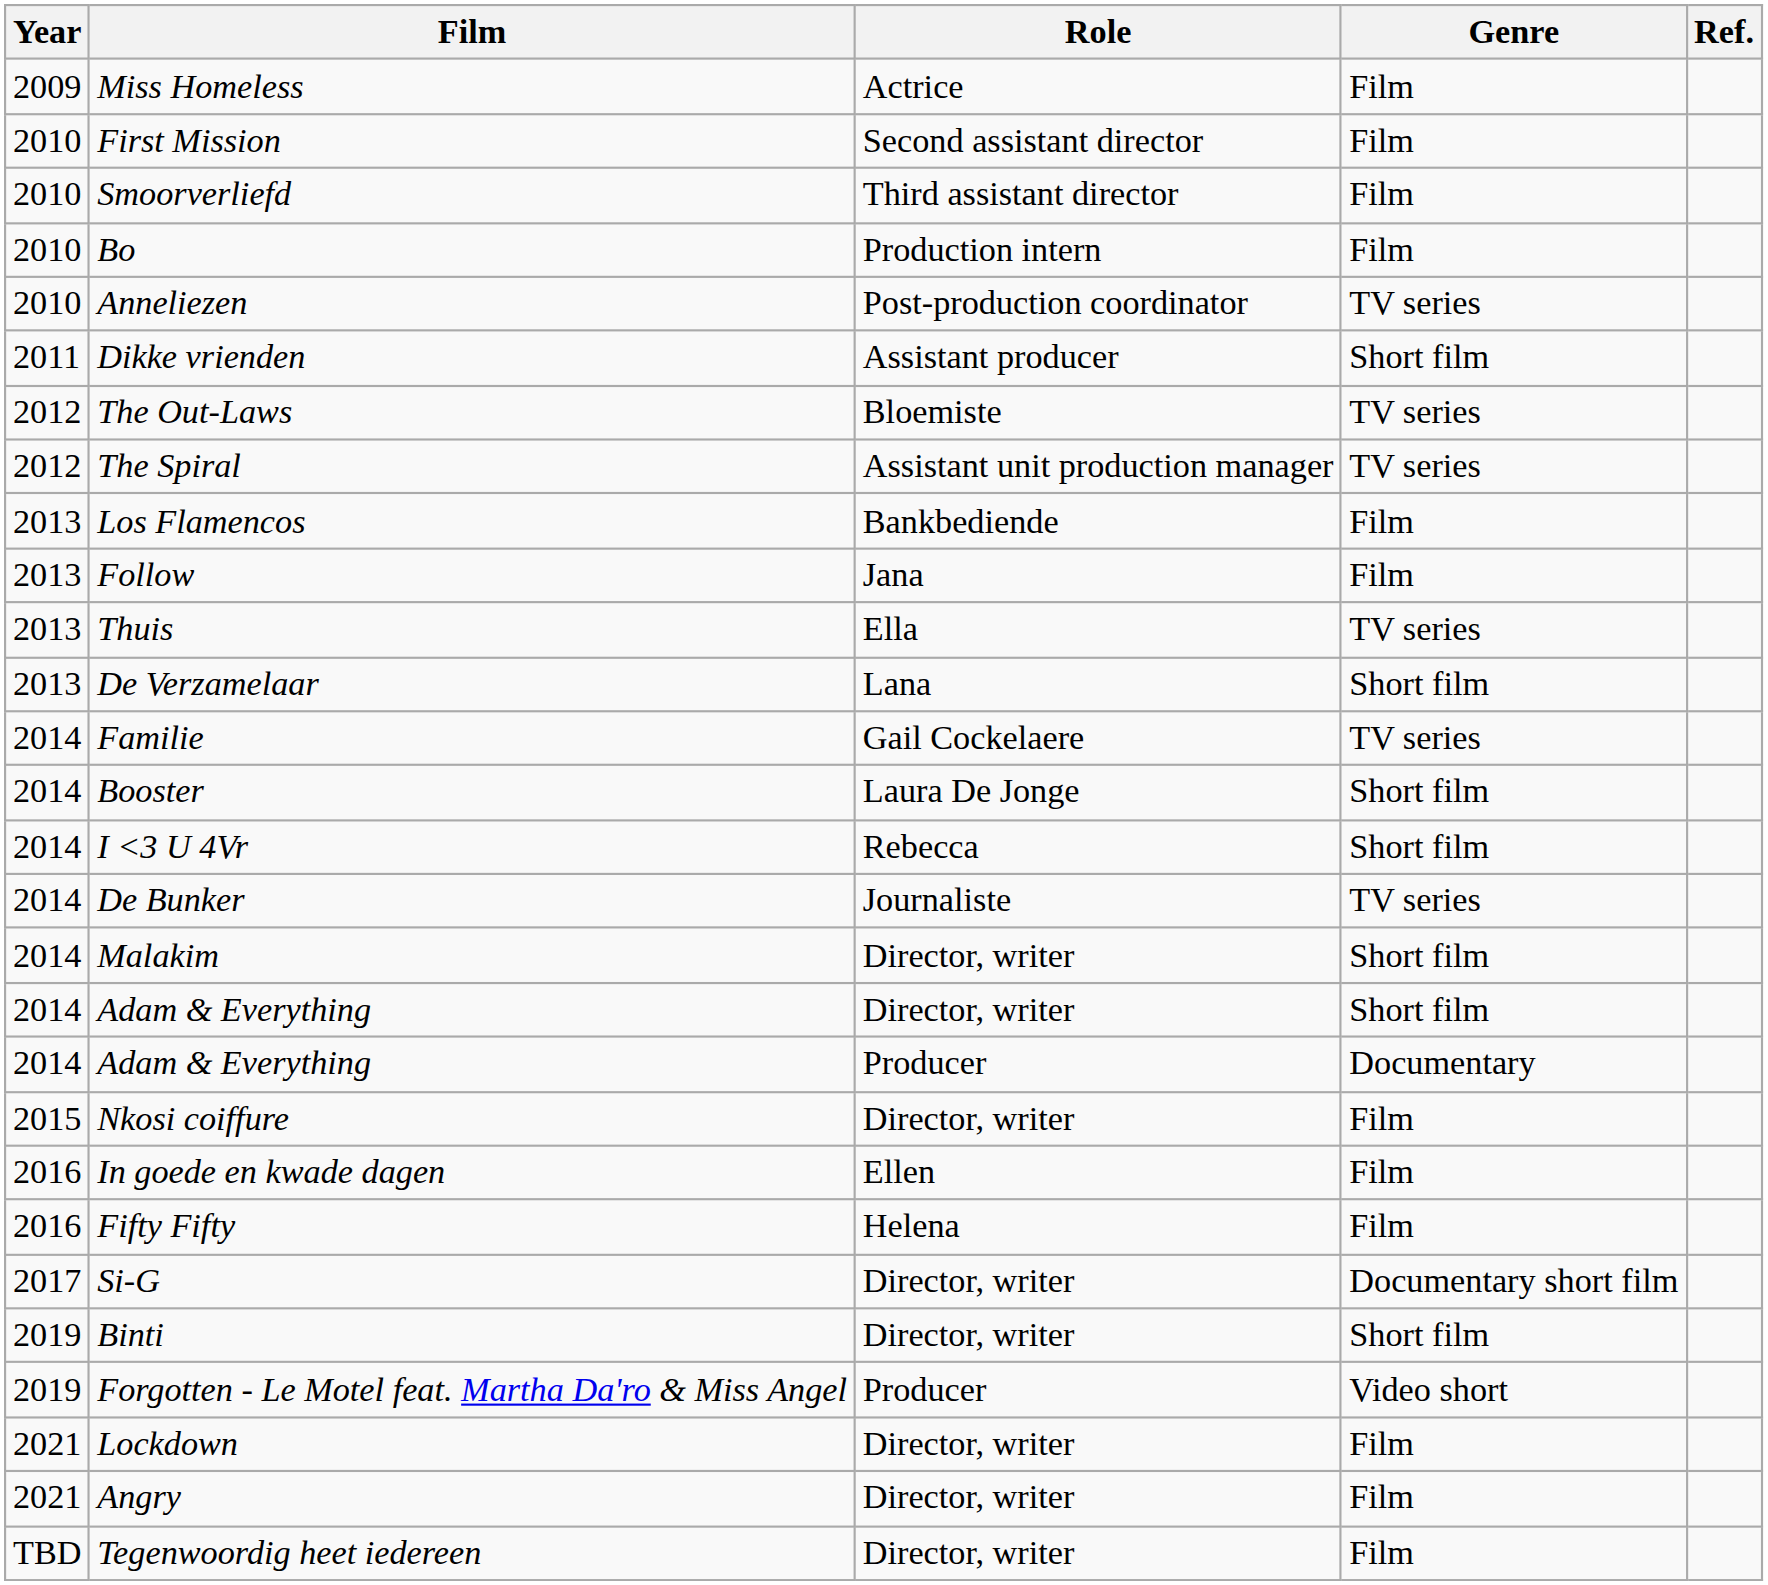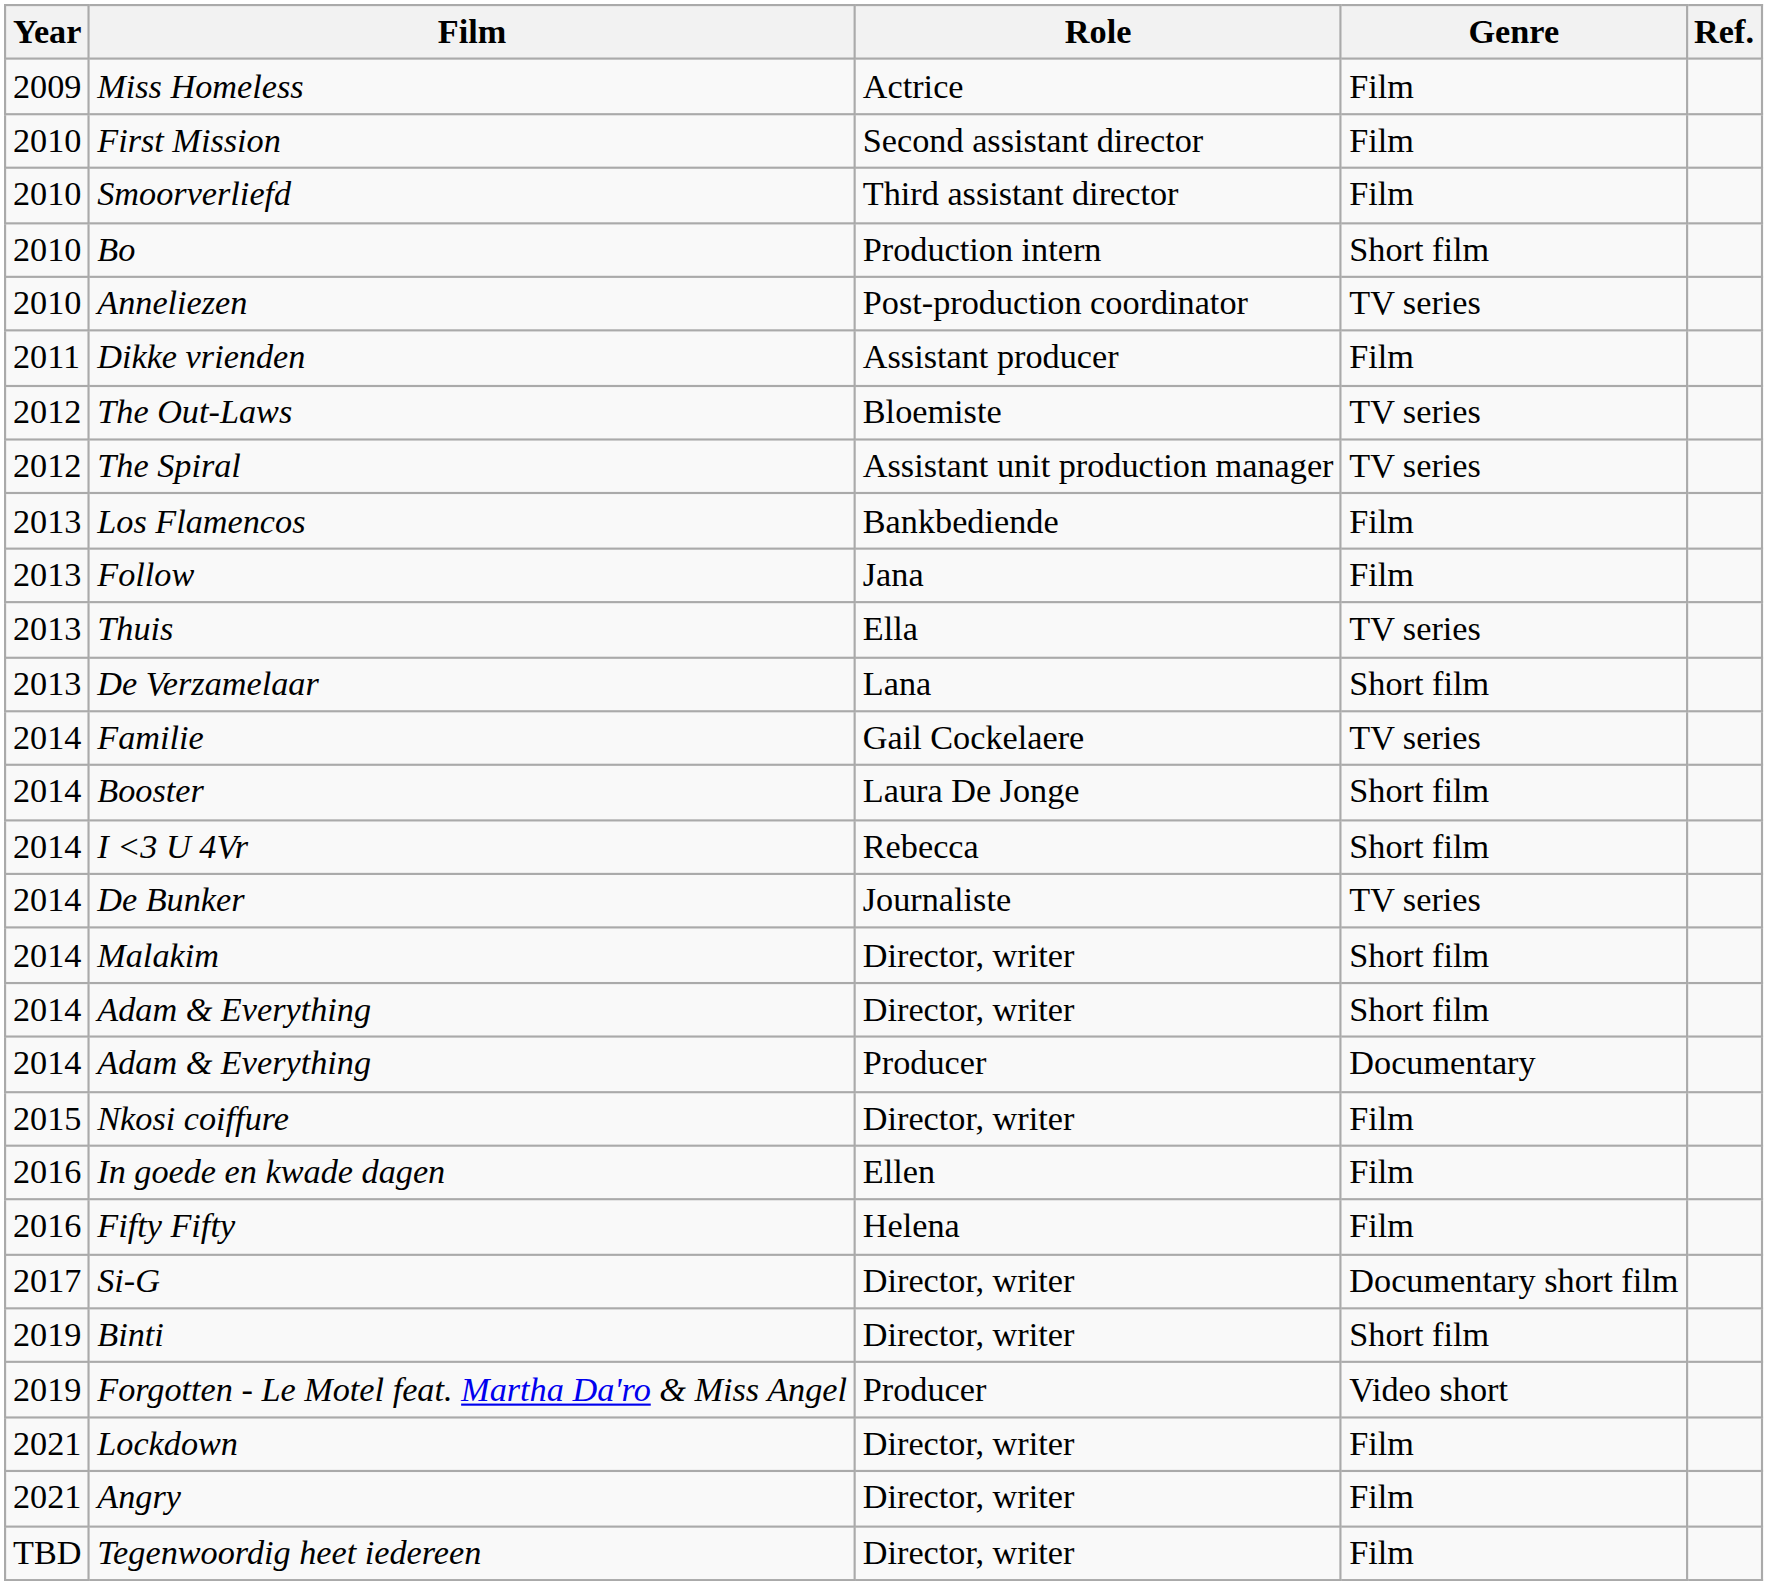(1382, 248) Film -> (1419, 248) Short film
(1419, 357) Short film -> (1382, 357) Film
